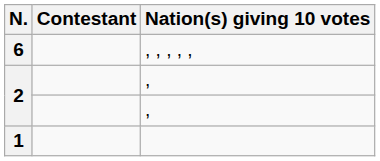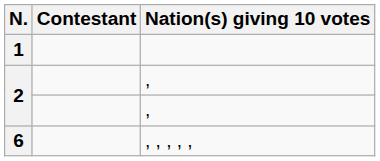rows swapped: (19, 49) <-> (19, 140)
